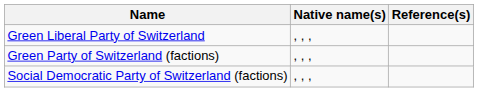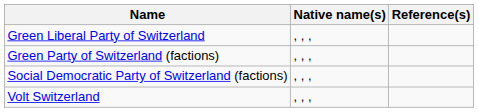+ row: (53, 96)
